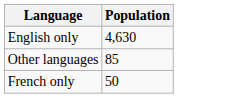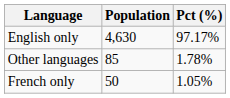+ column: (199, 15)
